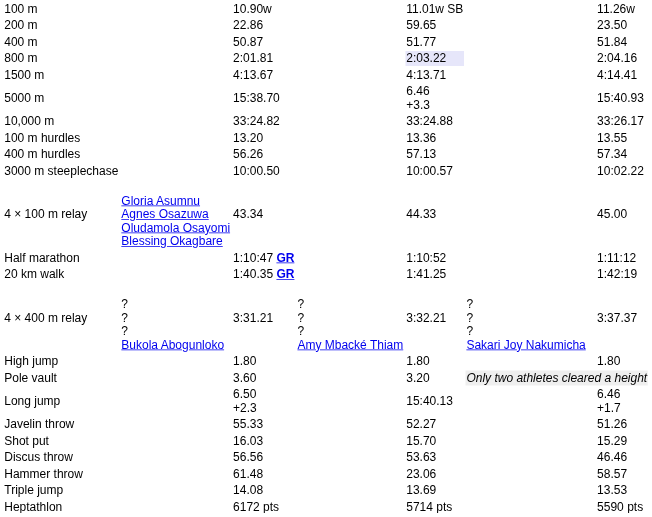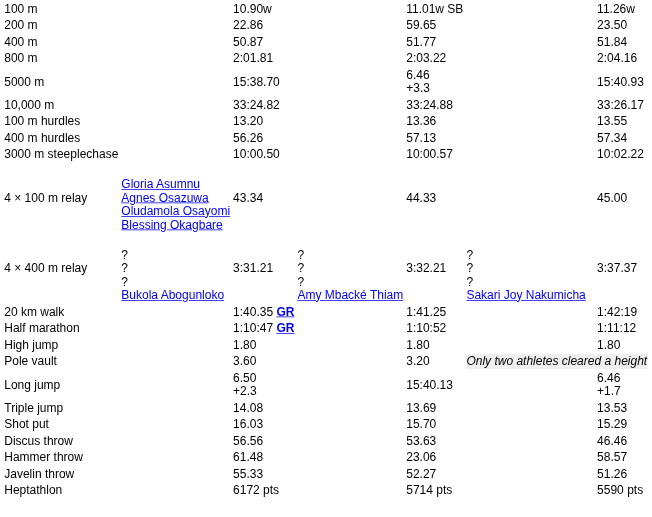(426, 58) lavender background -> (426, 58) no background
- row: (24, 75)
rows swapped: (46, 318) <-> (42, 258)
rows swapped: (34, 490) <-> (39, 424)
